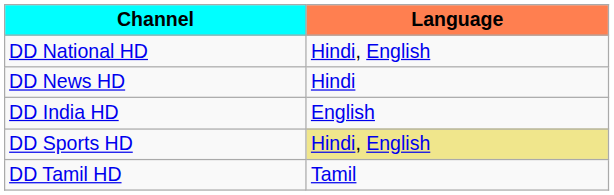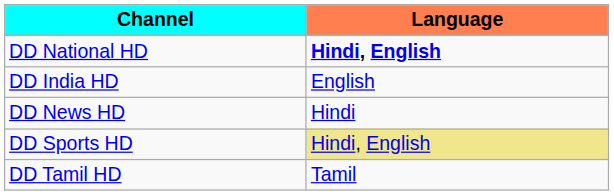(371, 50) normal -> (376, 50) bold
rows swapped: (64, 112) <-> (67, 81)
